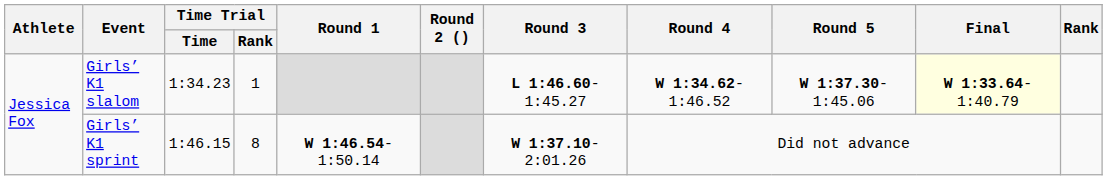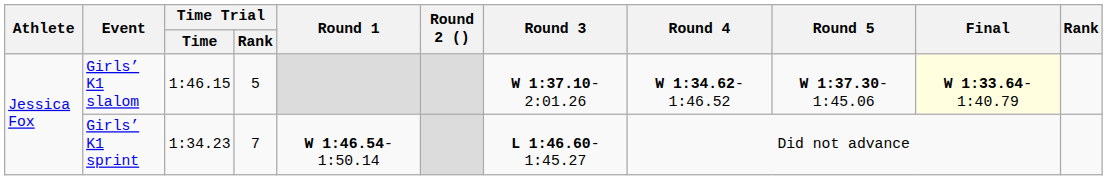(200, 84) 1:34.23 -> (200, 84) 1:46.15
(255, 84) 1 -> (255, 84) 5
(555, 93) L 1:46.60-1:45.27 -> (555, 93) W 1:37.10-2:01.26
(200, 144) 1:46.15 -> (200, 144) 1:34.23
(255, 144) 8 -> (255, 144) 7
(555, 153) W 1:37.10-2:01.26 -> (555, 153) L 1:46.60-1:45.27
